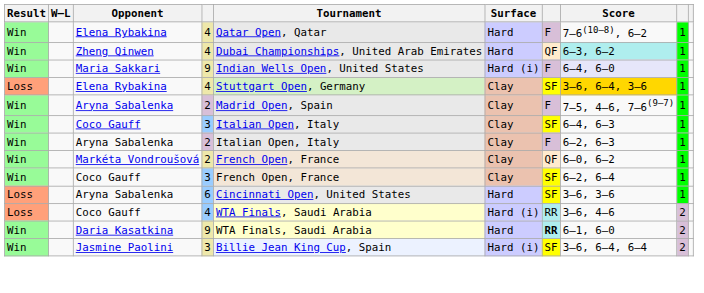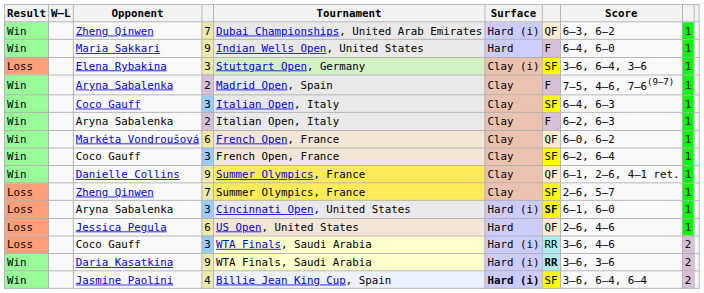- row: (17, 32)
(208, 51) 4 -> (208, 31) 7
(500, 51) Hard -> (513, 31) Hard (i)
(589, 51) paleturquoise background -> (589, 31) no background
(513, 69) Hard (i) -> (500, 48) Hard
(589, 69) lavender background -> (589, 48) no background
(208, 86) 4 -> (208, 66) 3
(500, 86) Clay -> (513, 66) Clay (i)
(605, 86) gold background -> (605, 66) no background
(208, 159) 2 -> (208, 139) 6
+ row: (17, 174)
+ row: (20, 192)
(208, 195) 6 -> (208, 209) 3
(500, 195) Hard -> (513, 209) Hard (i)
(551, 195) normal -> (551, 209) bold
(589, 195) 3–6, 3–6 -> (589, 209) 6–1, 6–0
+ row: (20, 227)
(208, 212) 4 -> (208, 245) 3
(500, 230) Hard -> (513, 262) Hard (i)
(589, 230) 6–1, 6–0 -> (589, 262) 3–6, 3–6
(208, 247) 3 -> (208, 280) 4
(513, 247) normal -> (513, 280) bold
